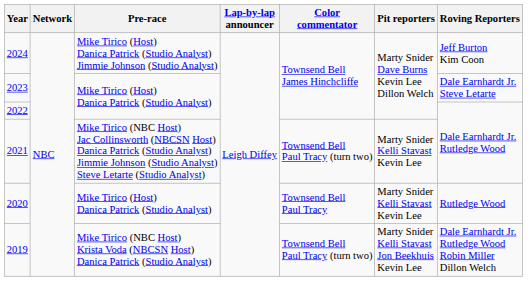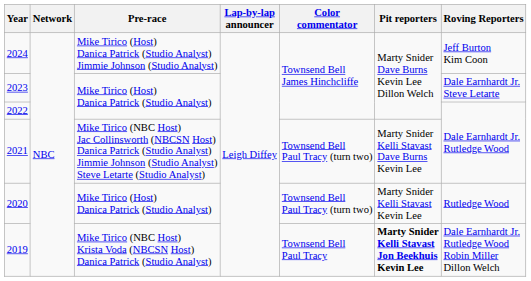(405, 151) Marty Snider Kelli Stavast Kevin Lee -> (405, 151) Marty Snider Kelli Stavast Dave Burns Kevin Lee
(314, 203) Townsend Bell Paul Tracy -> (327, 203) Townsend Bell Paul Tracy (turn two)
(327, 249) Townsend Bell Paul Tracy (turn two) -> (314, 249) Townsend Bell Paul Tracy
(406, 249) normal -> (408, 249) bold
